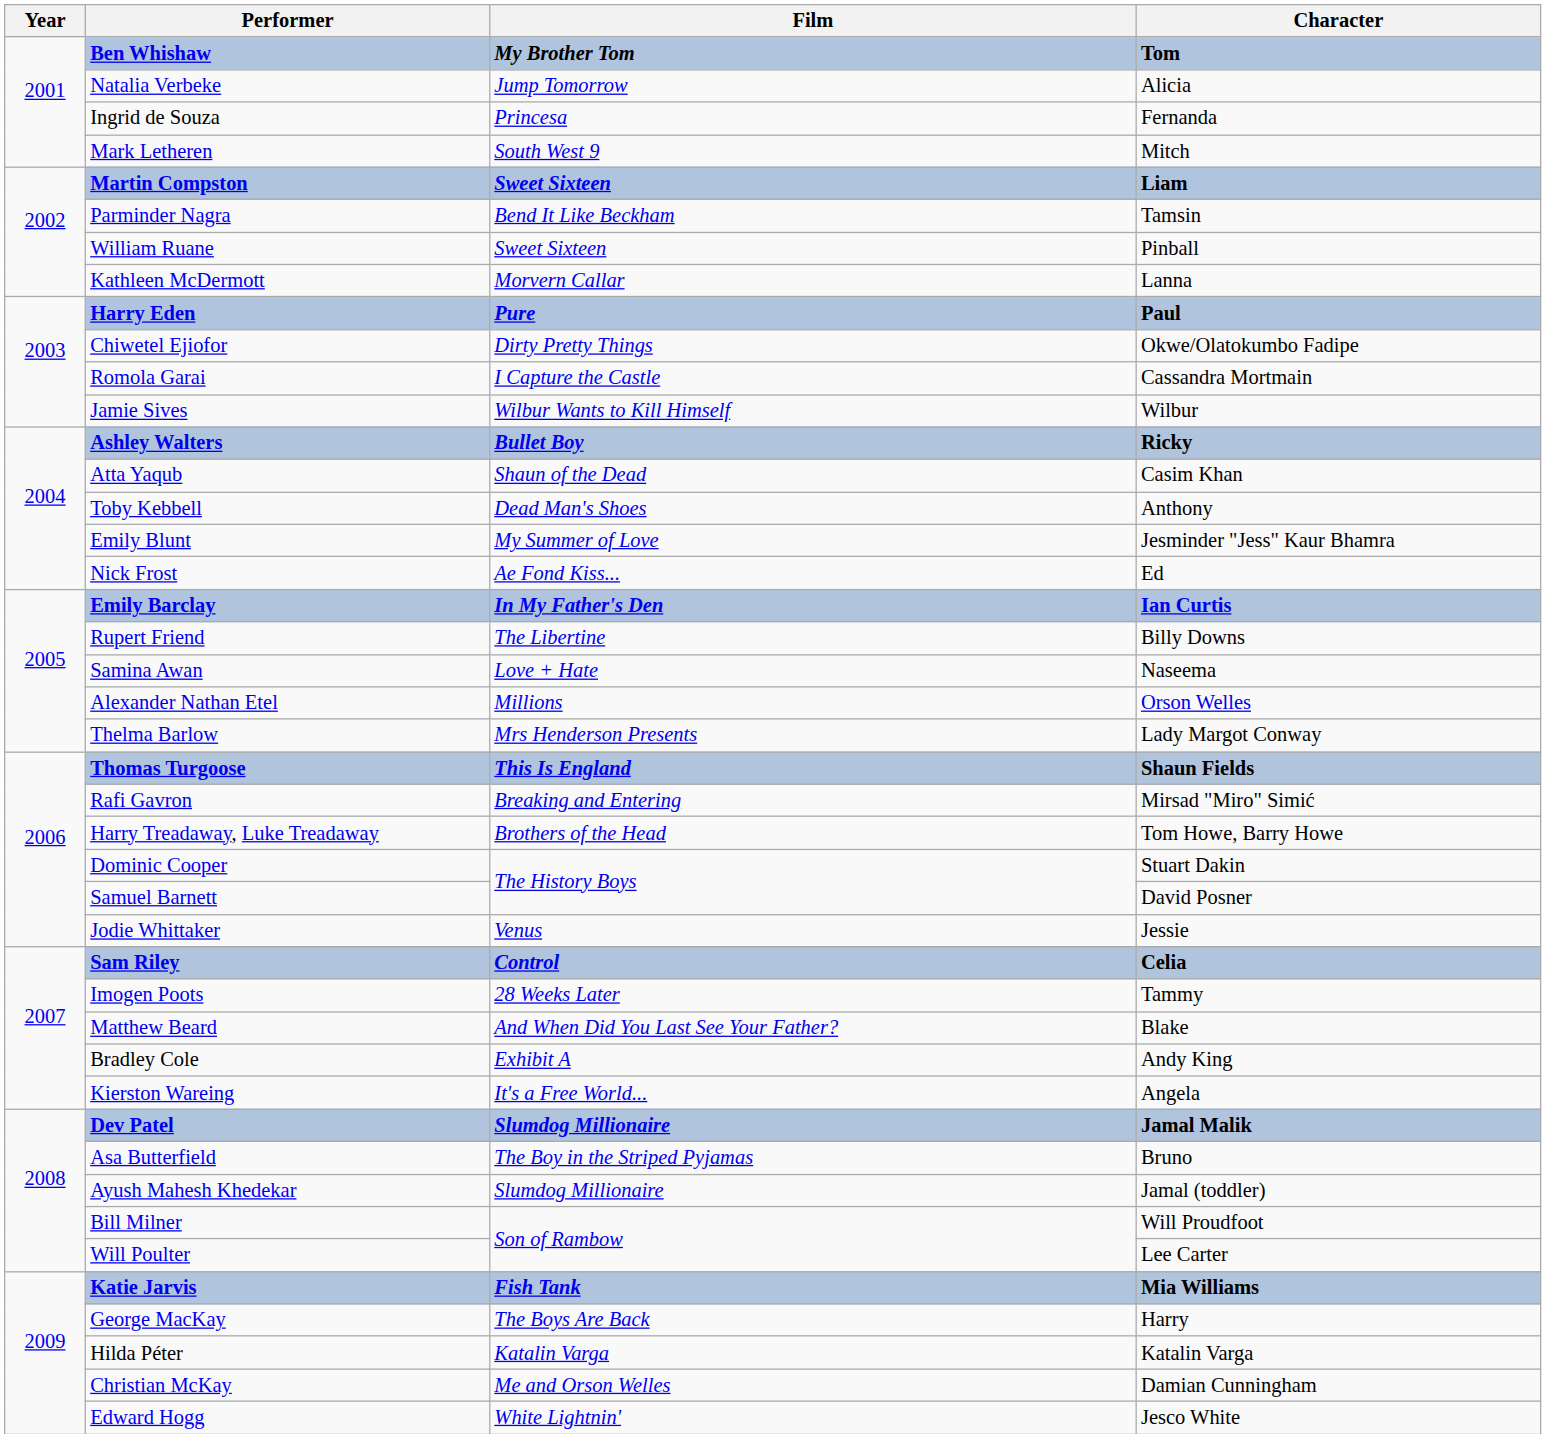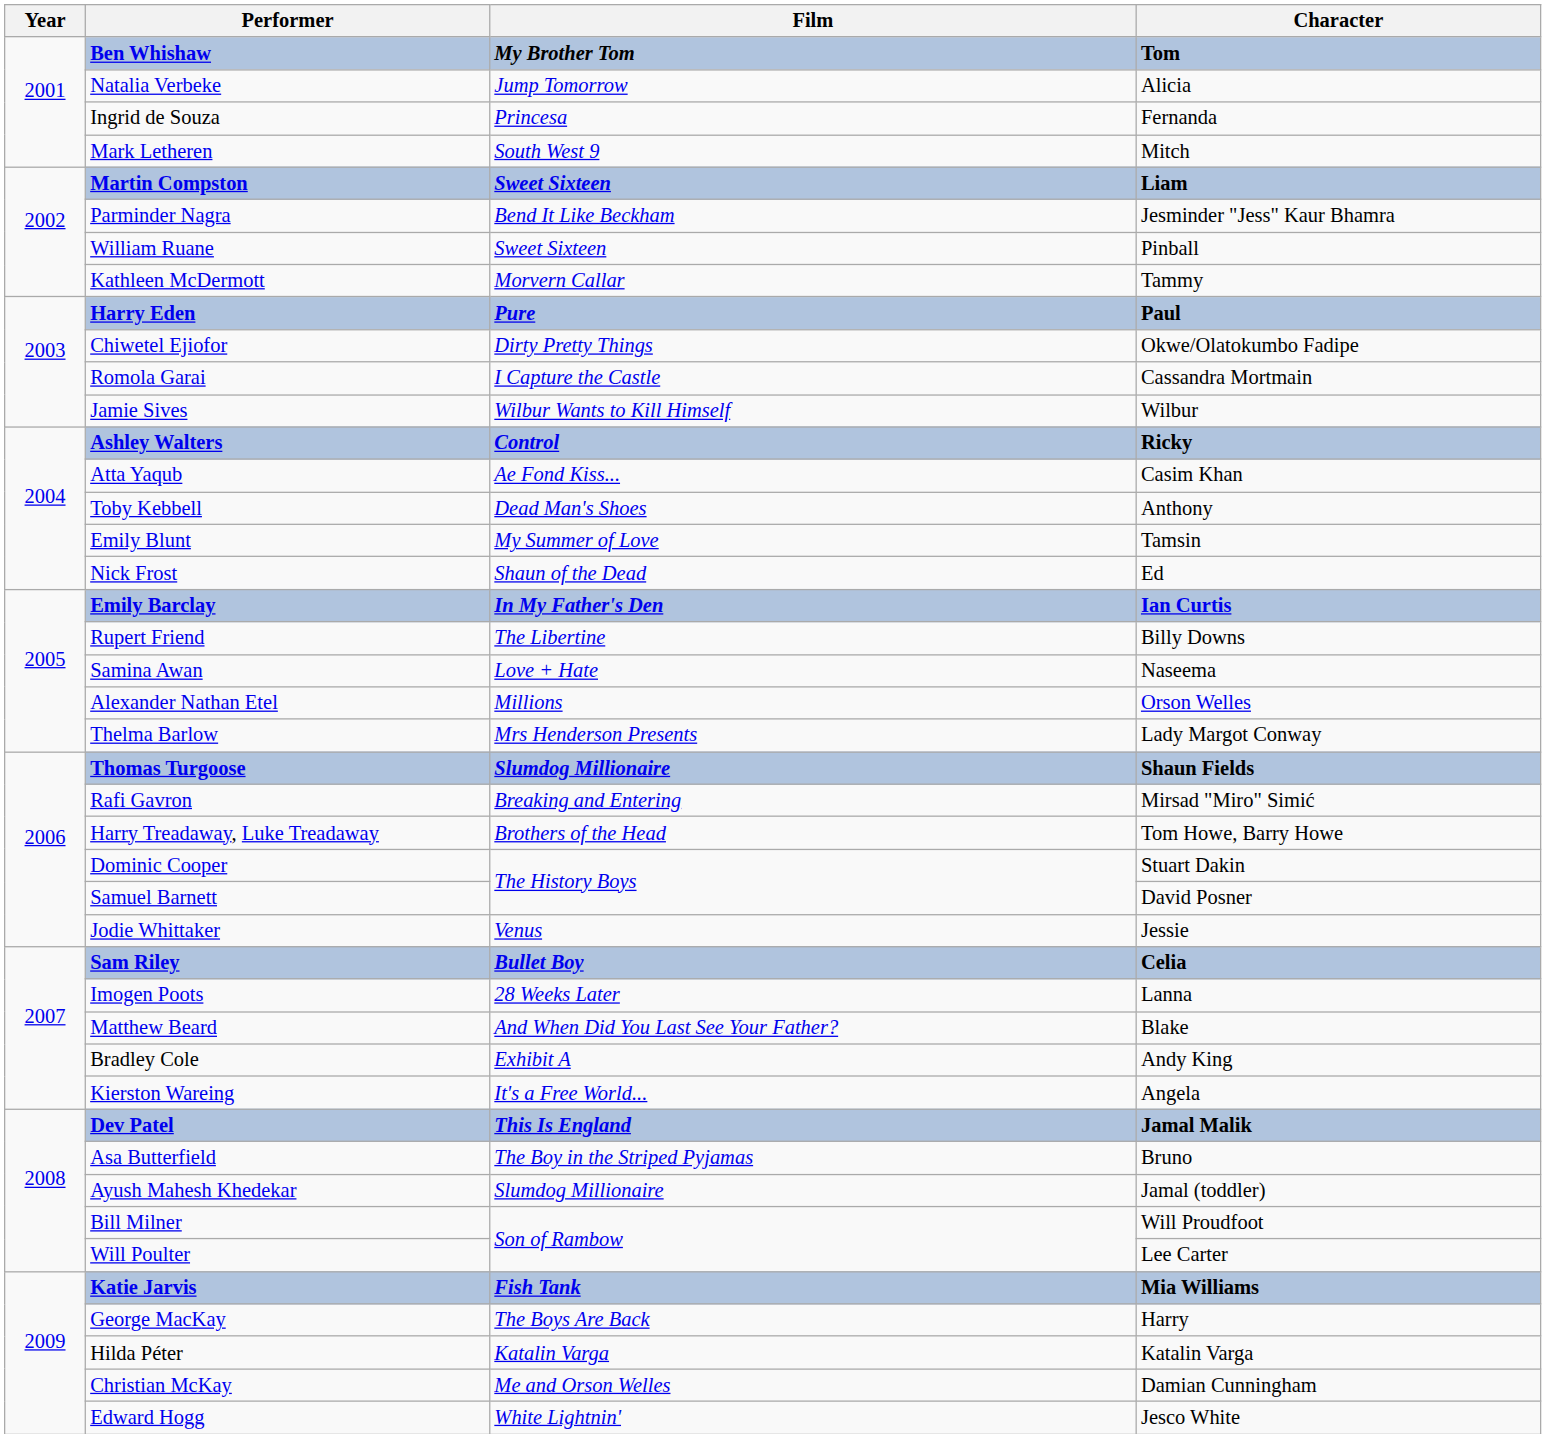(1171, 215) Tamsin -> (1268, 215) Jesminder "Jess" Kaur Bhamra
(1167, 280) Lanna -> (1172, 280) Tammy
(539, 442) Bullet Boy -> (527, 442) Control
(570, 475) Shaun of the Dead -> (557, 475) Ae Fond Kiss...
(1268, 540) Jesminder "Jess" Kaur Bhamra -> (1171, 540) Tamsin
(557, 572) Ae Fond Kiss... -> (570, 572) Shaun of the Dead
(563, 767) This Is England -> (582, 767) Slumdog Millionaire
(527, 962) Control -> (539, 962) Bullet Boy
(1172, 995) Tammy -> (1167, 995) Lanna
(582, 1125) Slumdog Millionaire -> (563, 1125) This Is England
